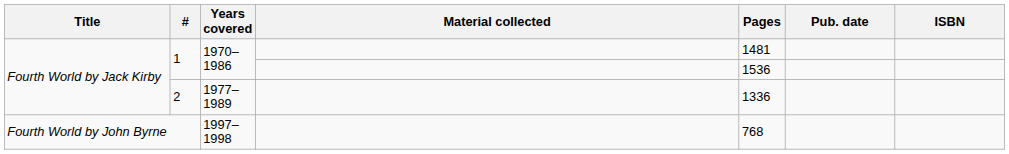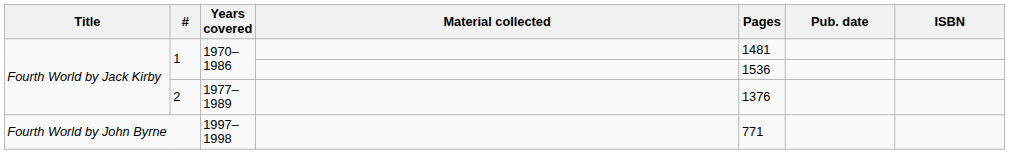(756, 97) 1336 -> (756, 97) 1376
(753, 131) 768 -> (753, 131) 771
